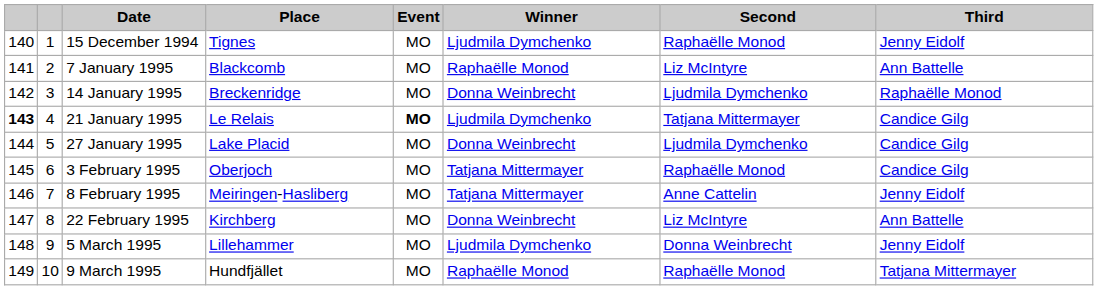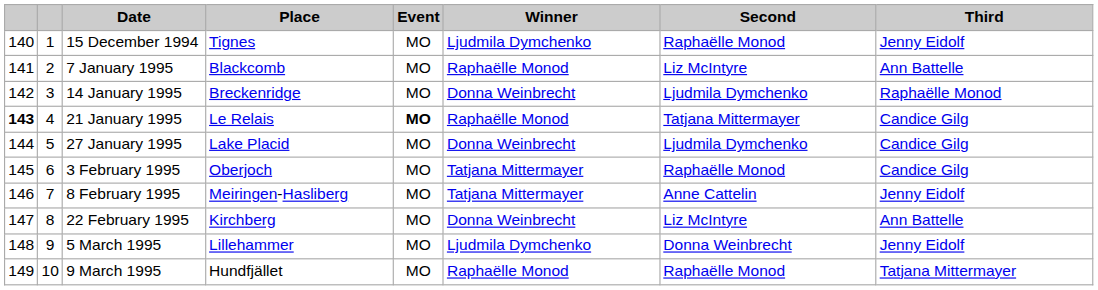(519, 118) Ljudmila Dymchenko -> (508, 118) Raphaëlle Monod
